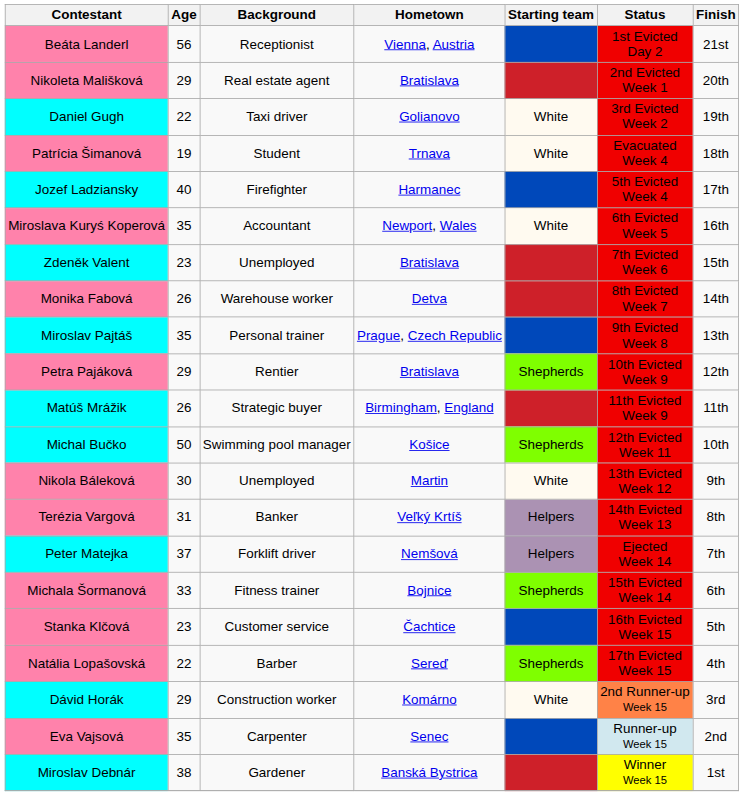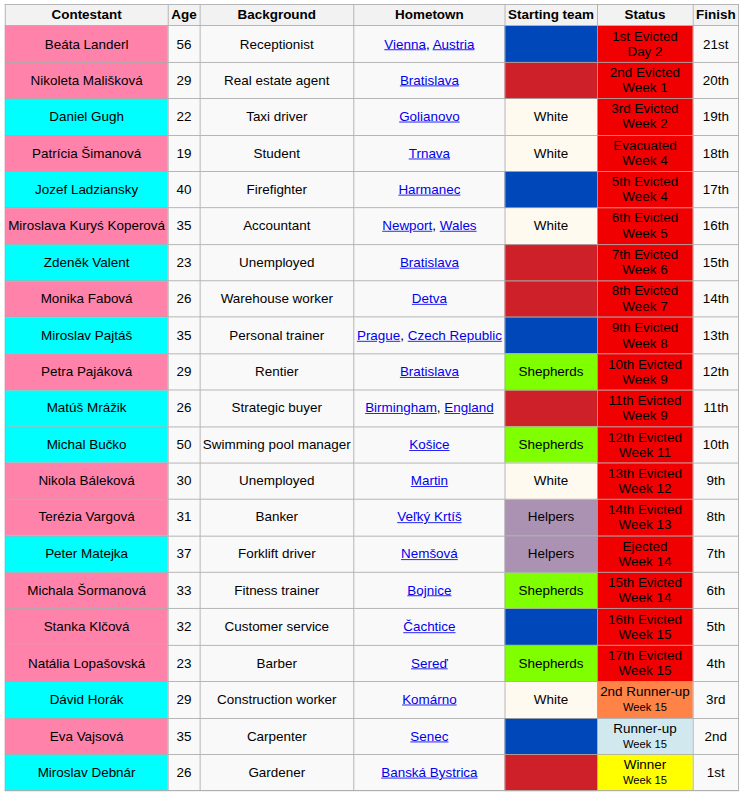(184, 626) 23 -> (184, 626) 32
(184, 663) 22 -> (184, 663) 23
(184, 772) 38 -> (184, 772) 26
